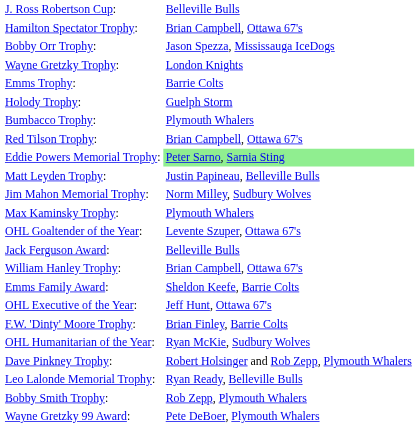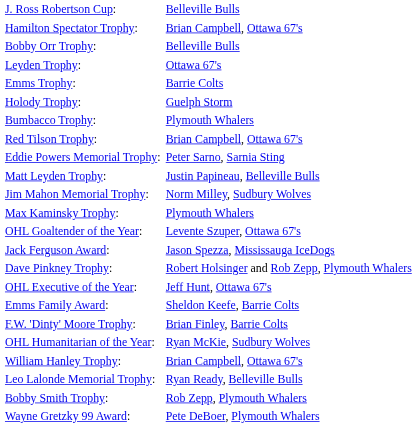(250, 46) Jason Spezza, Mississauga IceDogs -> (203, 46) Belleville Bulls
- row: (62, 65)
+ row: (43, 65)
(225, 157) lightgreen background -> (225, 157) no background
(203, 250) Belleville Bulls -> (250, 250) Jason Spezza, Mississauga IceDogs
rows swapped: (59, 361) <-> (63, 268)
rows swapped: (71, 305) <-> (57, 287)
